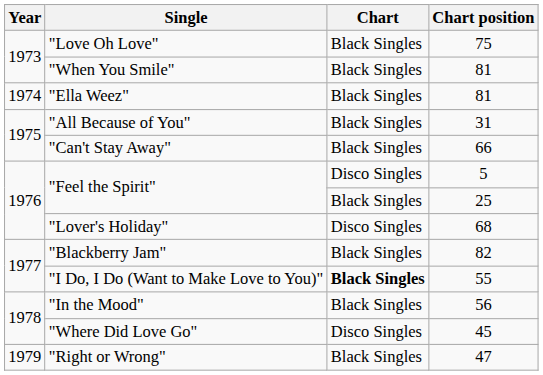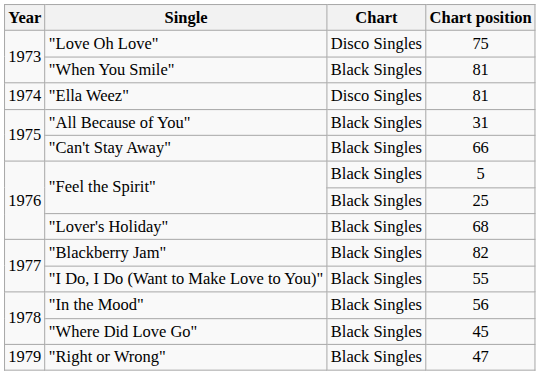(376, 43) Black Singles -> (376, 43) Disco Singles
(376, 95) Black Singles -> (376, 95) Disco Singles
(376, 174) Disco Singles -> (376, 174) Black Singles
(376, 226) Disco Singles -> (376, 226) Black Singles
(378, 278) bold -> (376, 278) normal
(376, 331) Disco Singles -> (376, 331) Black Singles
